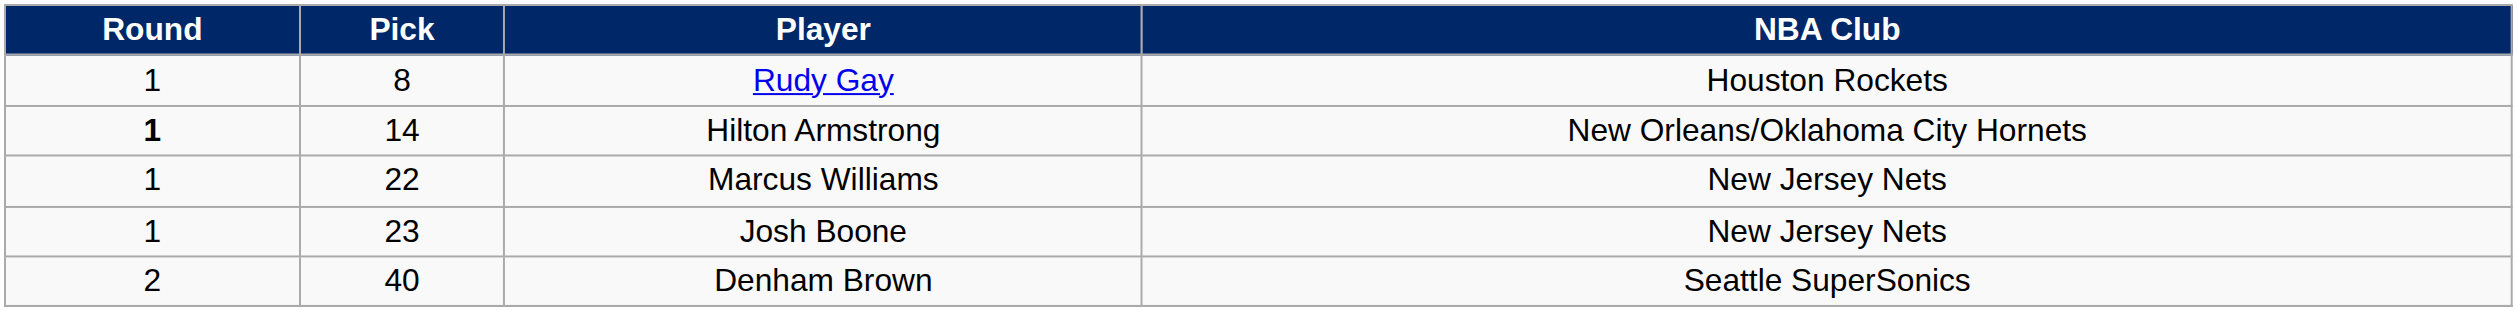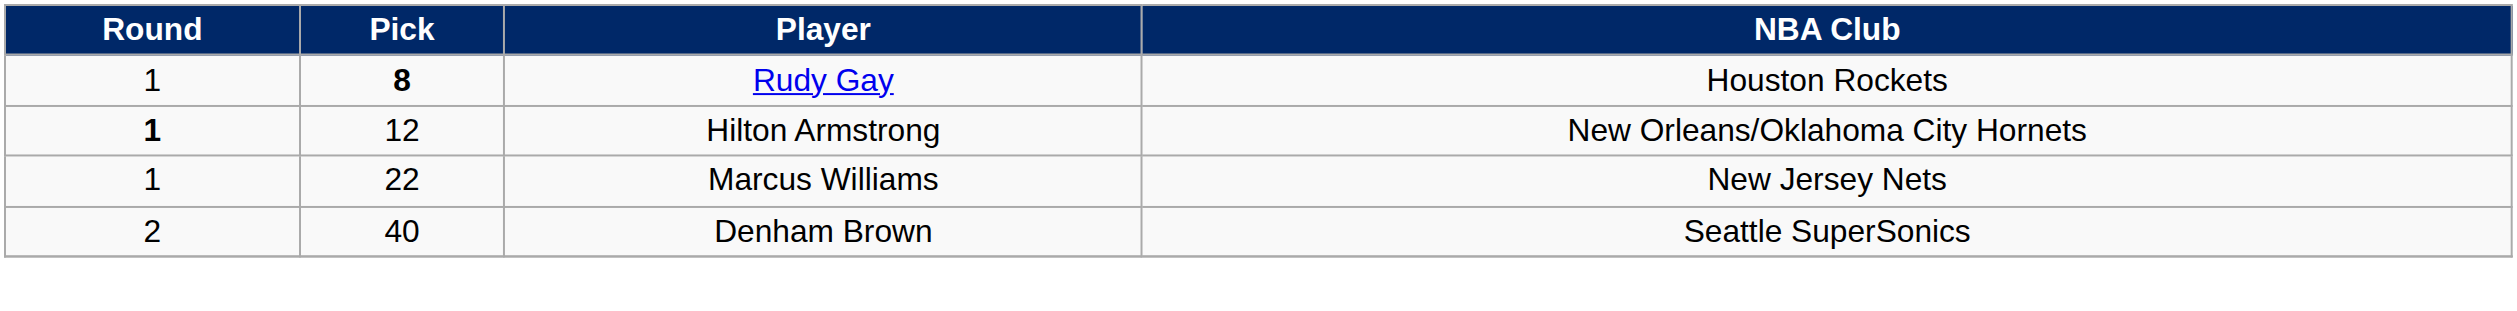(402, 79) normal -> (402, 79) bold
(402, 130) 14 -> (402, 130) 12
- row: (823, 230)
